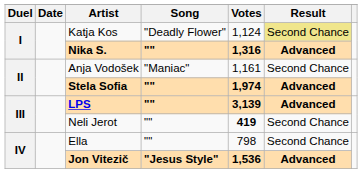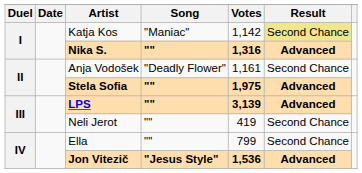(185, 31) "Deadly Flower" -> (167, 31) "Maniac"
(246, 31) 1,124 -> (246, 31) 1,142
(167, 68) "Maniac" -> (185, 68) "Deadly Flower"
(246, 86) 1,974 -> (246, 86) 1,975
(246, 123) bold -> (246, 123) normal
(246, 141) 798 -> (246, 141) 799
